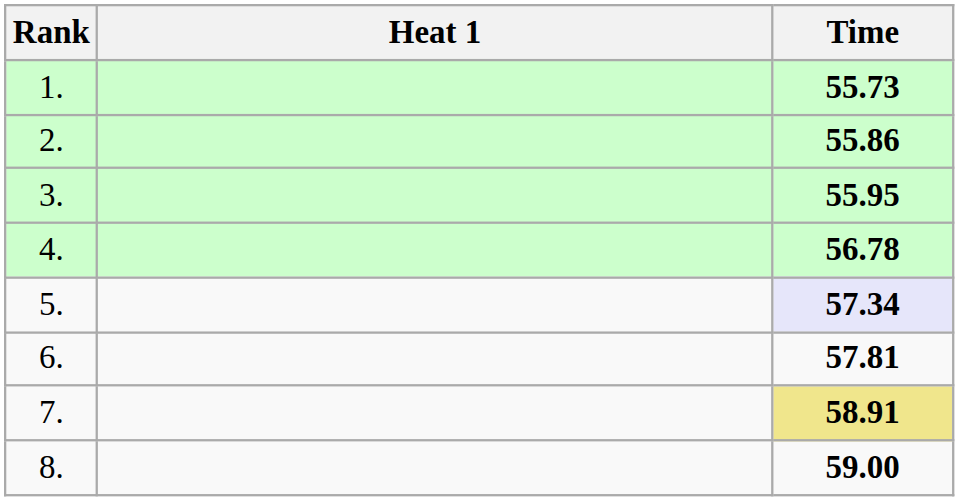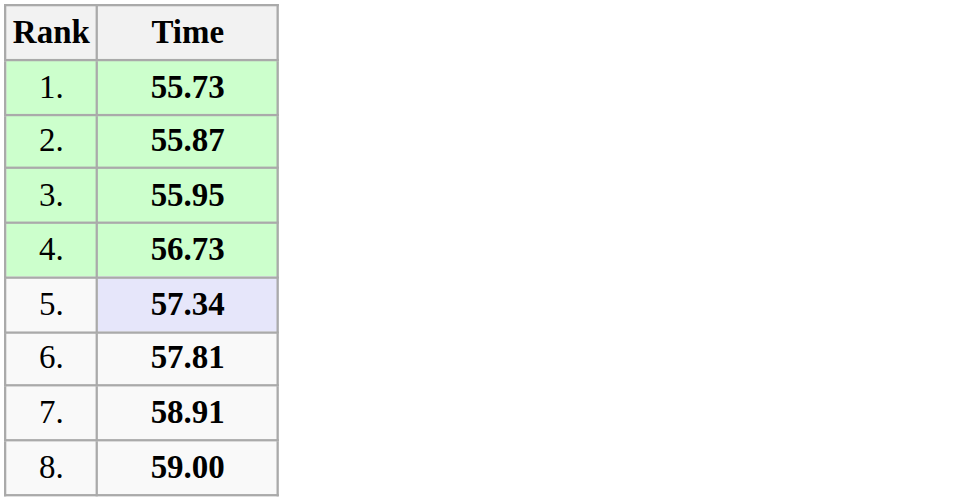- column: (435, 32)
(863, 140) 55.86 -> (188, 140) 55.87
(863, 249) 56.78 -> (188, 249) 56.73
(863, 412) khaki background -> (188, 412) no background
